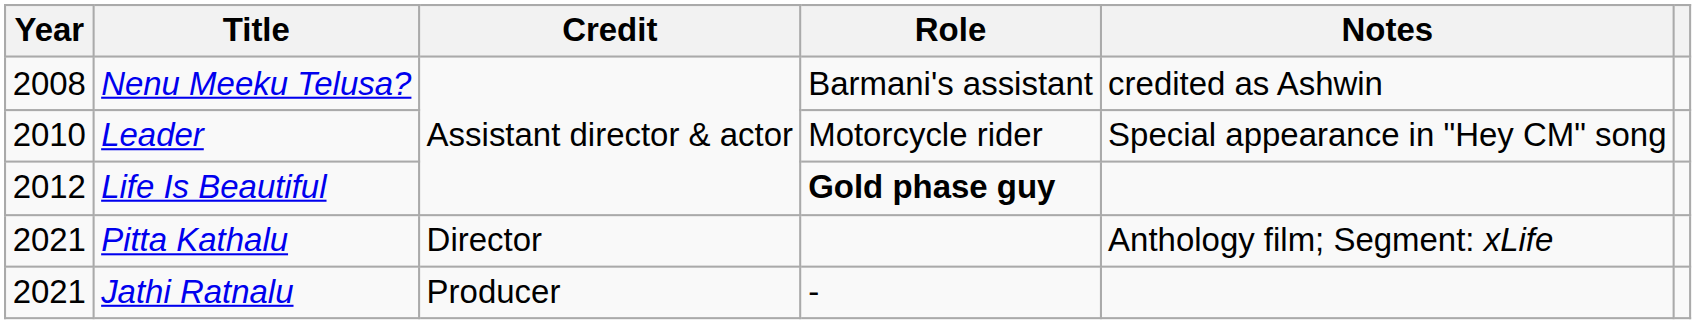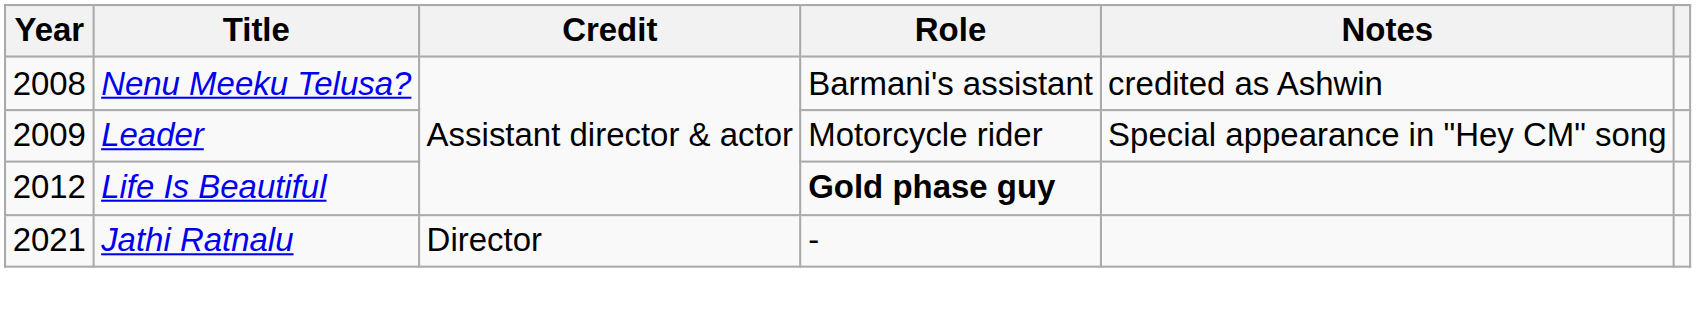(49, 135) 2010 -> (49, 135) 2009
- row: (195, 239)
(493, 291) Producer -> (484, 239) Director
